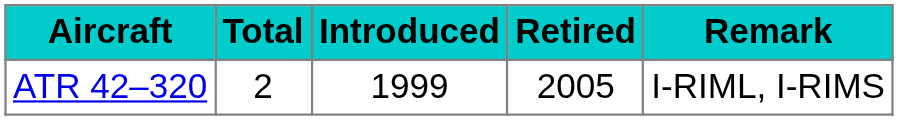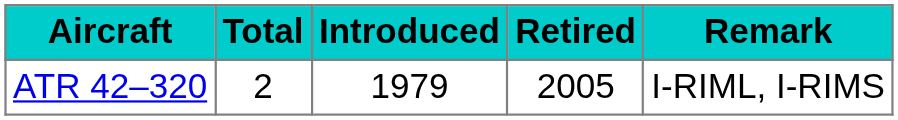(409, 86) 1999 -> (409, 86) 1979
